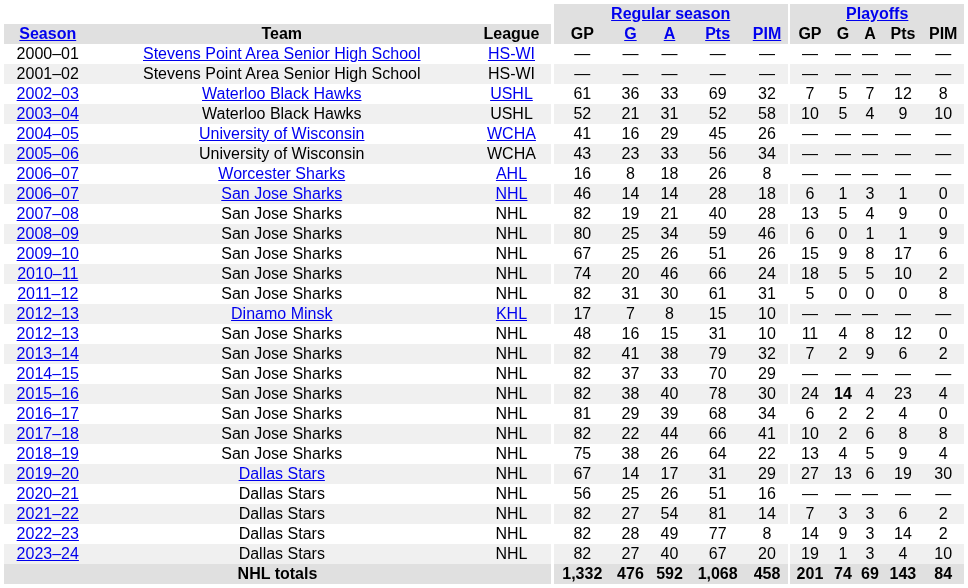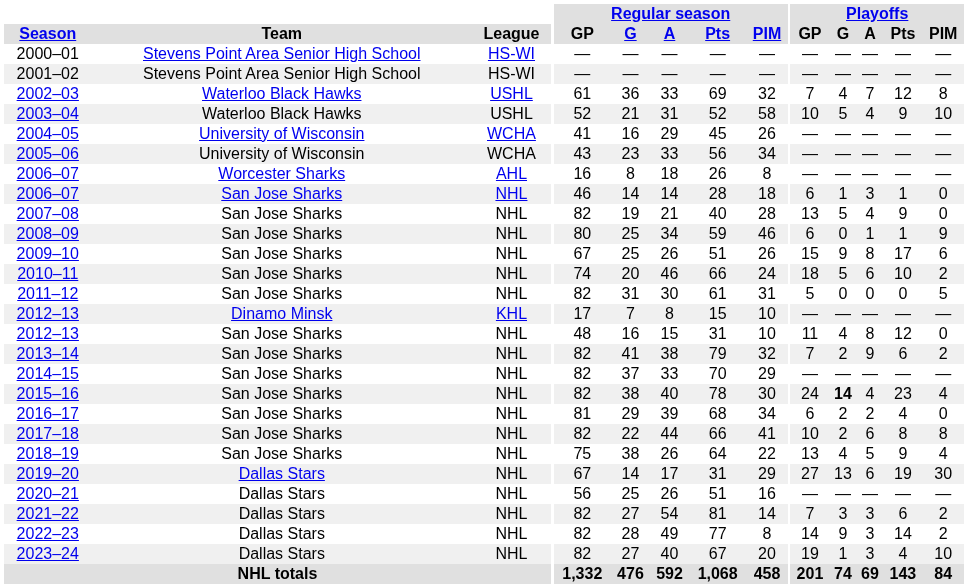(843, 94) 5 -> (843, 94) 4
(870, 274) 5 -> (870, 274) 6
(943, 294) 8 -> (943, 294) 5
